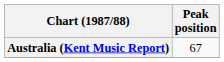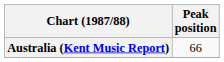(196, 47) 67 -> (196, 47) 66
